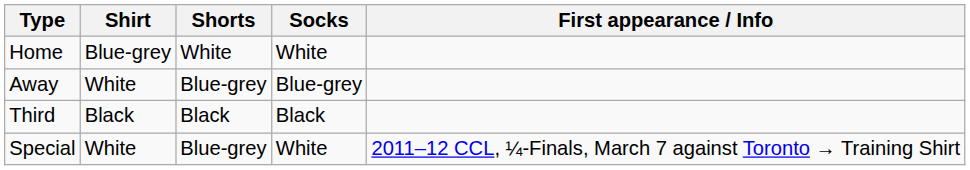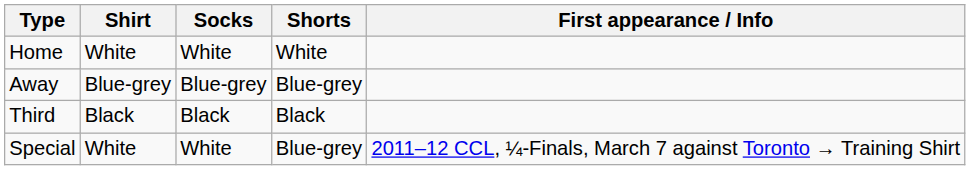columns swapped: (223, 20) <-> (319, 20)
(128, 52) Blue-grey -> (110, 52) White
(110, 84) White -> (128, 84) Blue-grey
